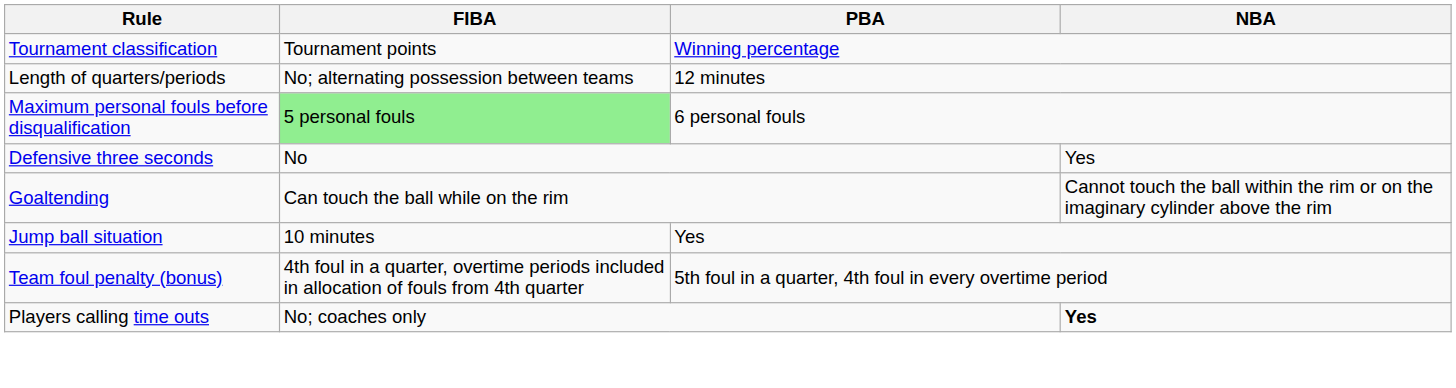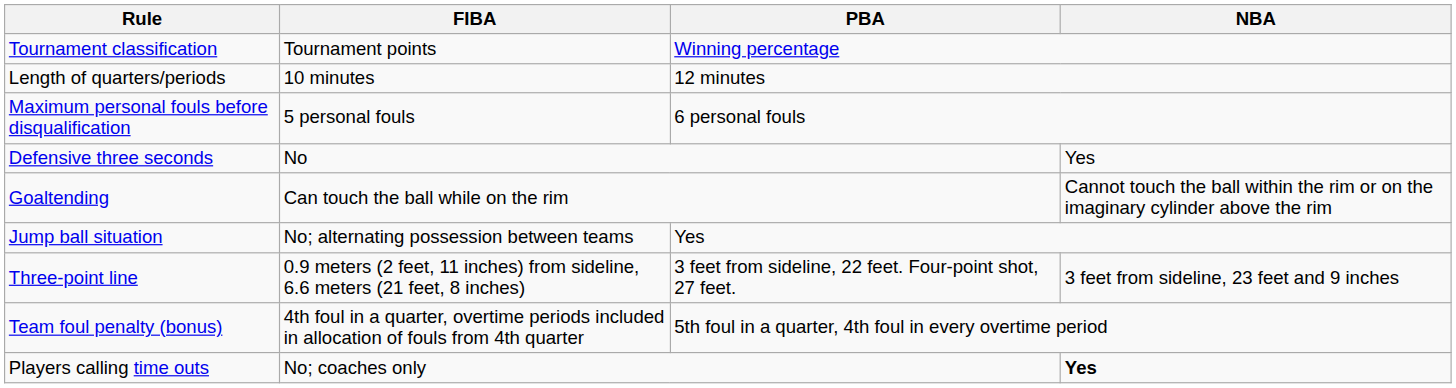(459, 78) No; alternating possession between teams -> (329, 78) 10 minutes
(349, 117) lightgreen background -> (349, 117) no background
(329, 237) 10 minutes -> (459, 237) No; alternating possession between teams
+ row: (73, 277)
